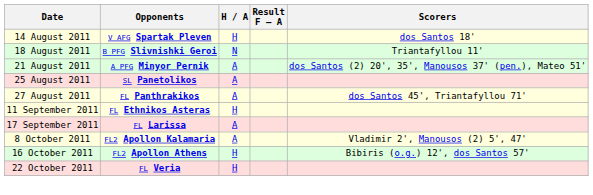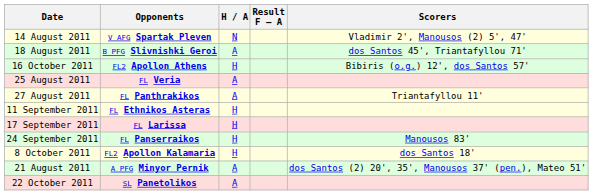(235, 37) H -> (235, 37) N
(438, 37) dos Santos 18' -> (438, 37) Vladimir 2', Manousos (2) 5', 47'
(235, 51) N -> (235, 51) A
(438, 51) Triantafyllou 11' -> (438, 51) dos Santos 45', Triantafyllou 71'
rows swapped: (52, 66) <-> (52, 154)
(160, 80) SL Panetolikos -> (160, 80) FL Veria
(438, 95) dos Santos 45', Triantafyllou 71' -> (438, 95) Triantafyllou 11'
(235, 124) A -> (235, 124) H
+ row: (52, 139)
(235, 139) A -> (235, 154) H
(438, 139) Vladimir 2', Manousos (2) 5', 47' -> (438, 154) dos Santos 18'
(160, 168) FL Veria -> (160, 183) SL Panetolikos
(235, 168) H -> (235, 183) A
